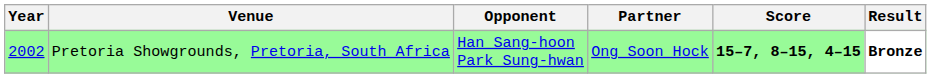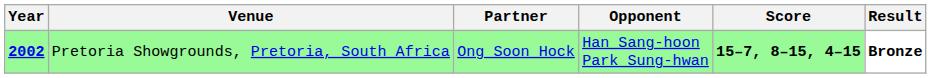columns swapped: (650, 17) <-> (521, 17)
(26, 51) normal -> (26, 51) bold
